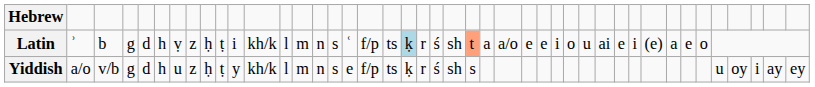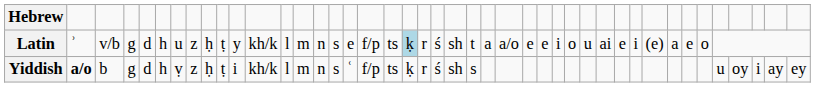(102, 43) b -> (110, 43) v/b
(178, 43) ṿ -> (179, 43) u
(234, 43) i -> (237, 43) y
(349, 43) ʿ -> (351, 43) e
(472, 43) lightsalmon background -> (473, 43) no background
(81, 69) normal -> (81, 69) bold
(109, 69) v/b -> (103, 69) b
(178, 69) u -> (179, 69) ṿ
(236, 69) y -> (235, 69) i
(350, 69) e -> (350, 69) ʿ
